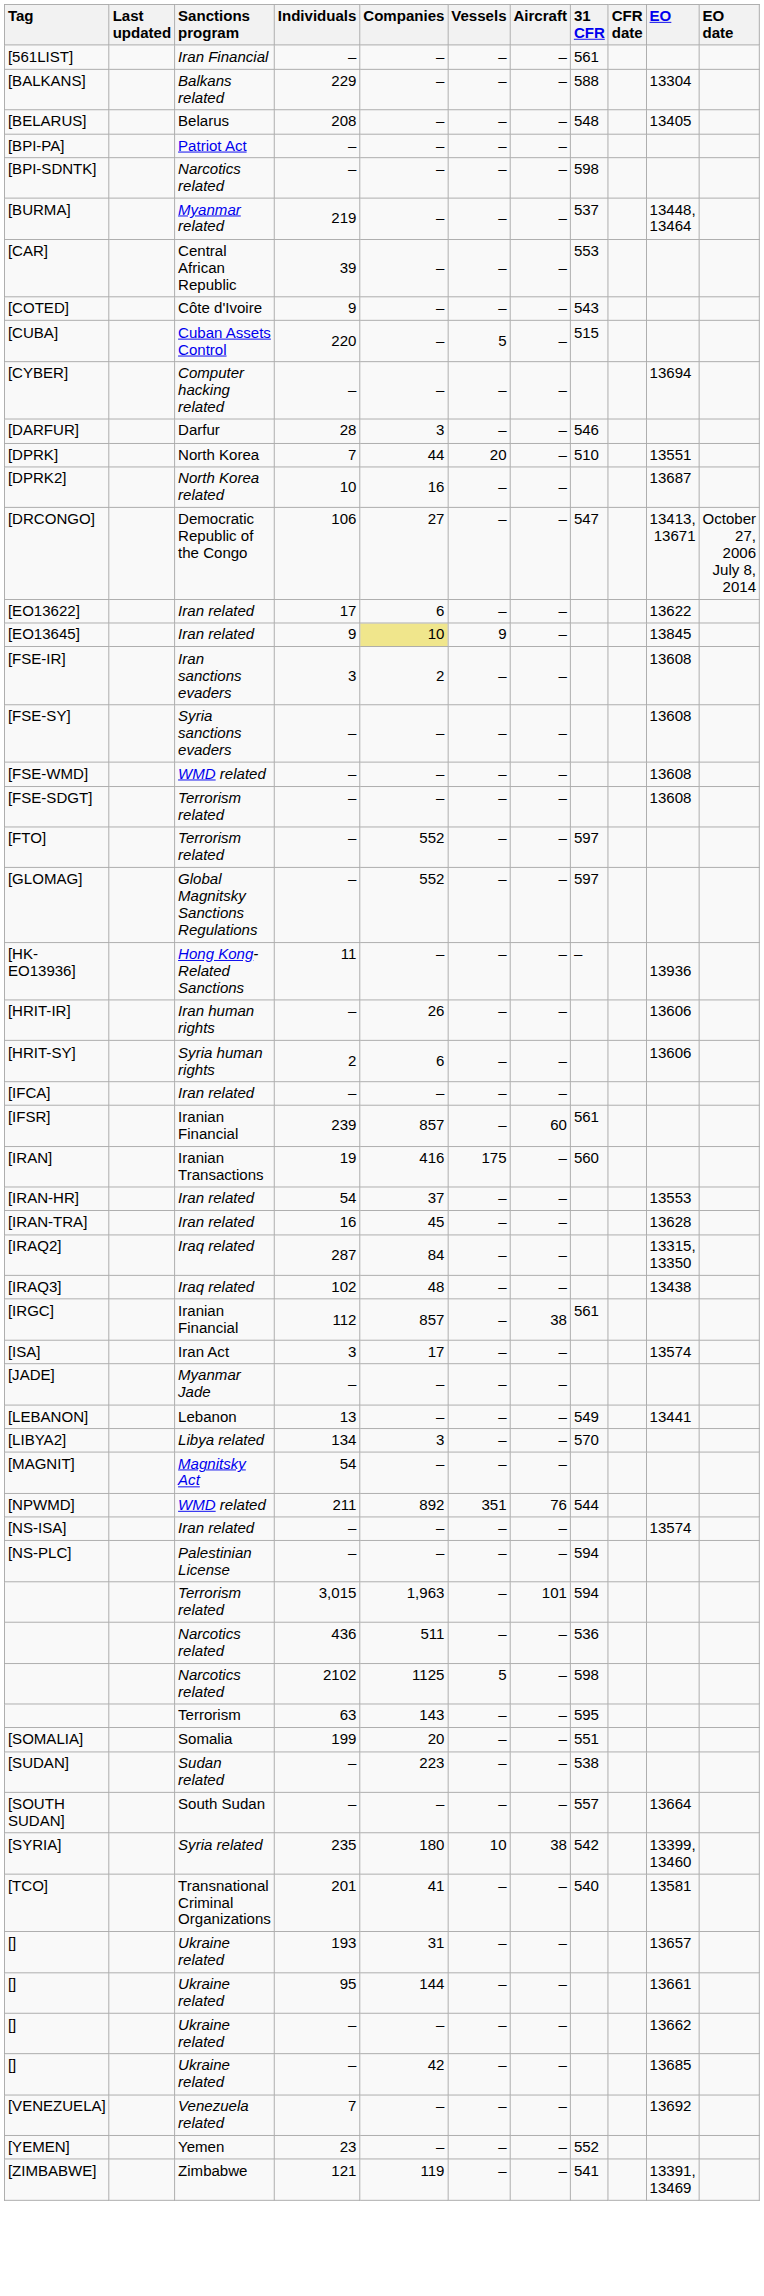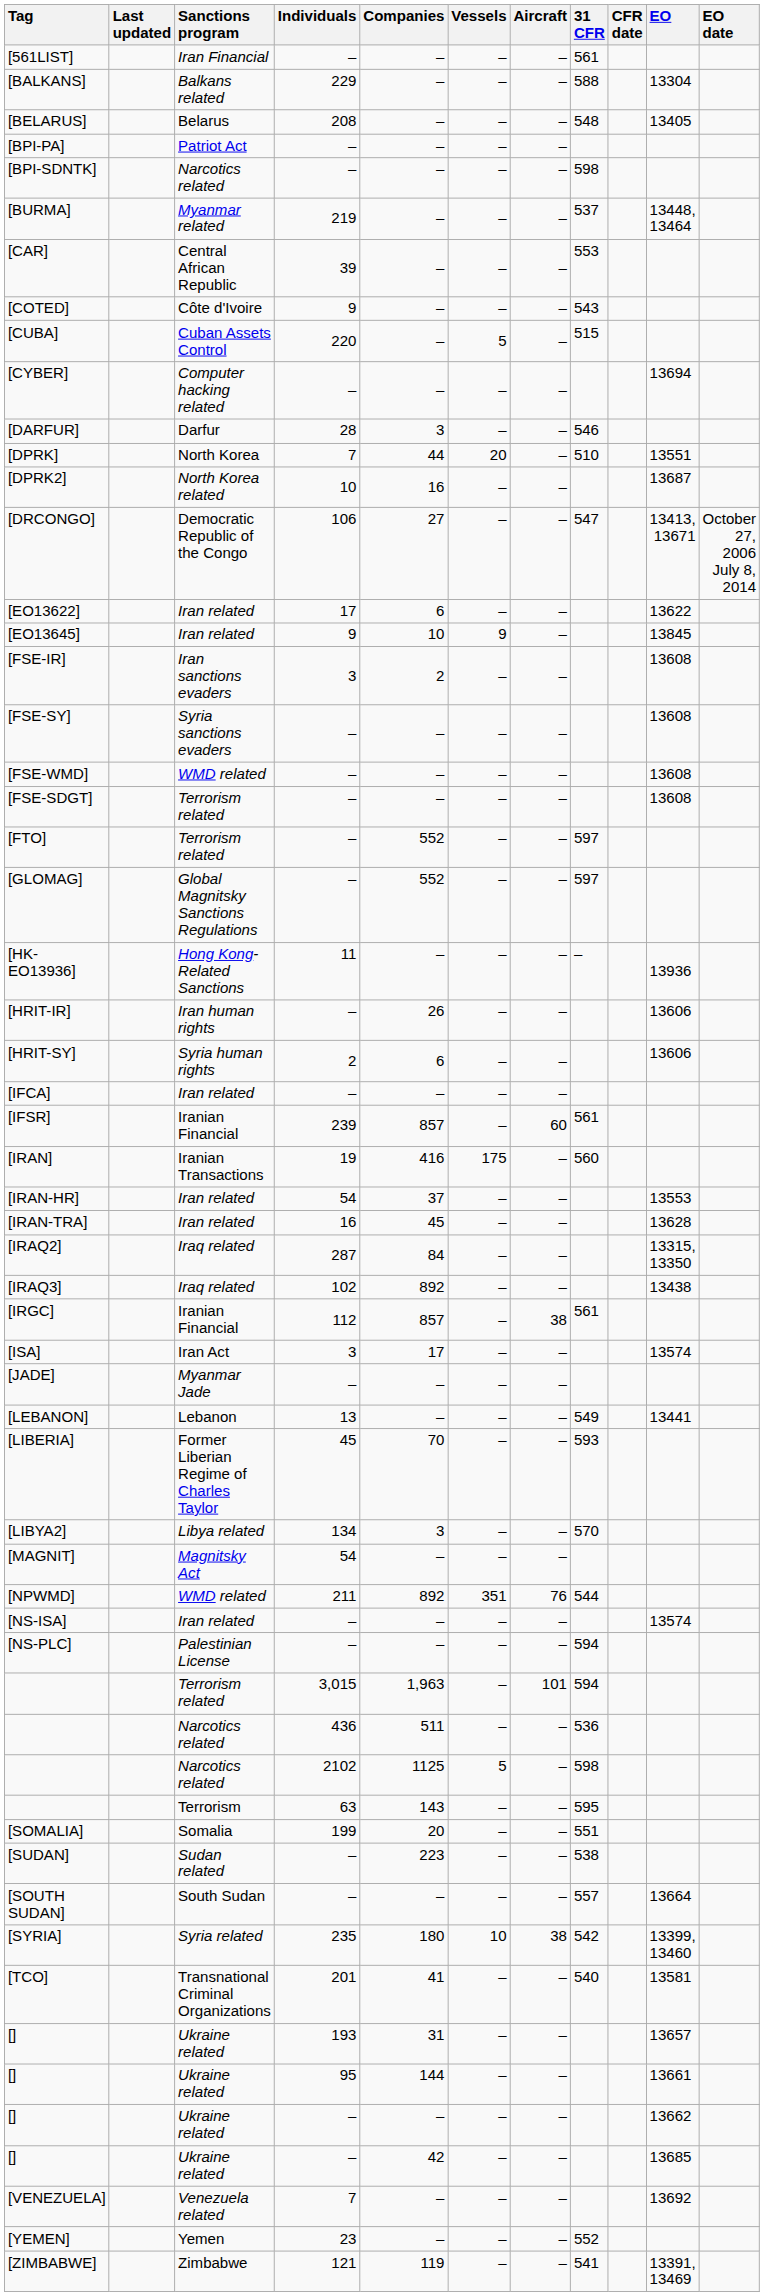(436, 634) khaki background -> (436, 634) no background
(436, 1287) 48 -> (432, 1287) 892
+ row: (41, 1440)
